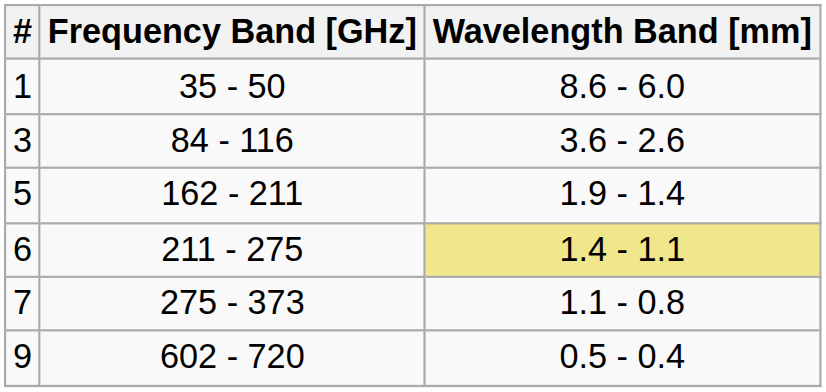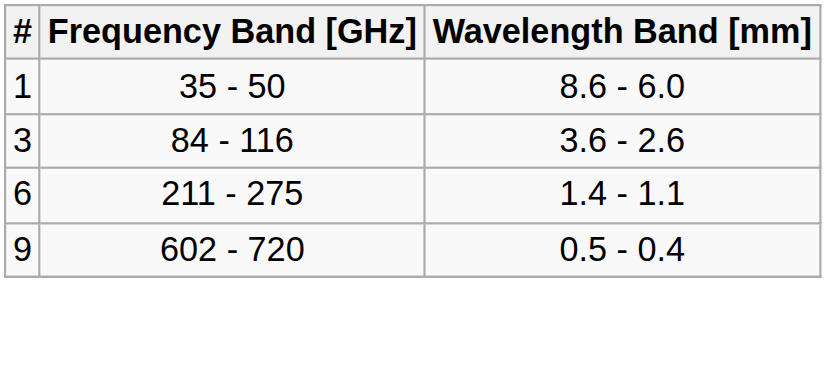- row: (22, 194)
(622, 248) khaki background -> (622, 194) no background
- row: (22, 303)
